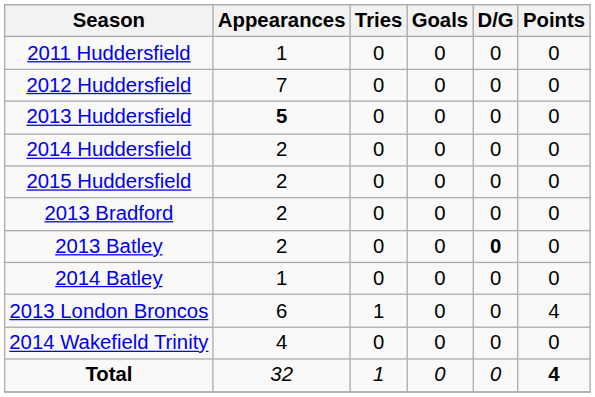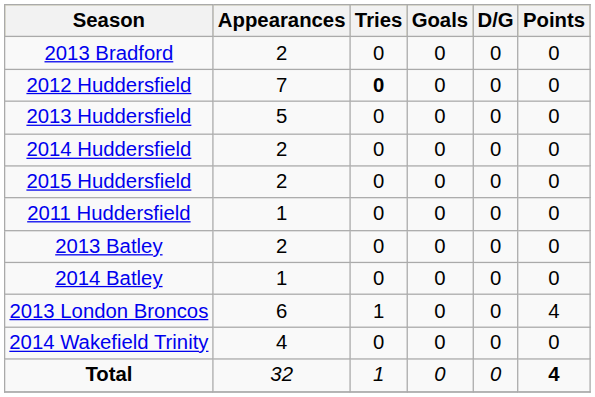rows swapped: (109, 52) <-> (109, 213)
(379, 85) normal -> (379, 85) bold
(282, 117) bold -> (282, 117) normal
(496, 246) bold -> (496, 246) normal
